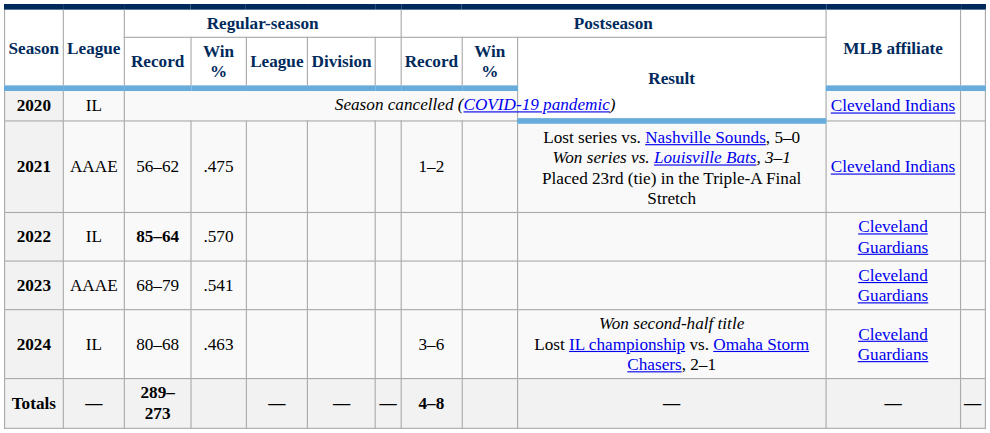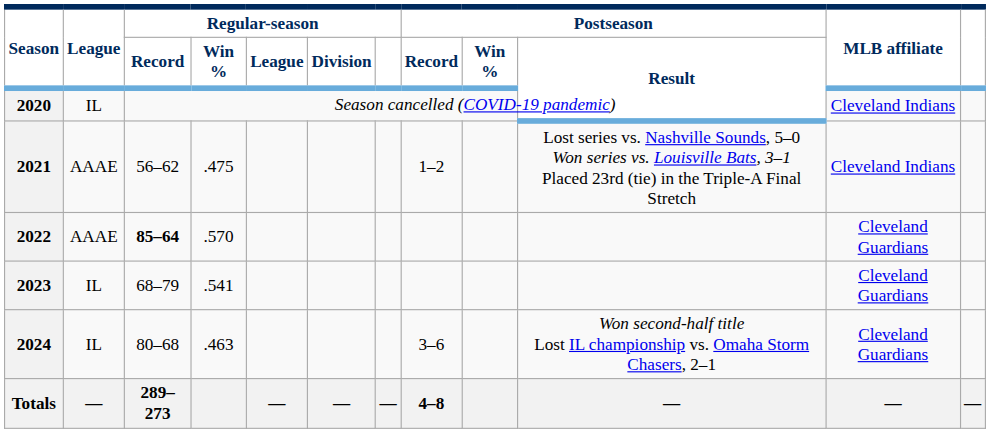(94, 237) IL -> (94, 237) AAAE
(94, 285) AAAE -> (94, 285) IL
